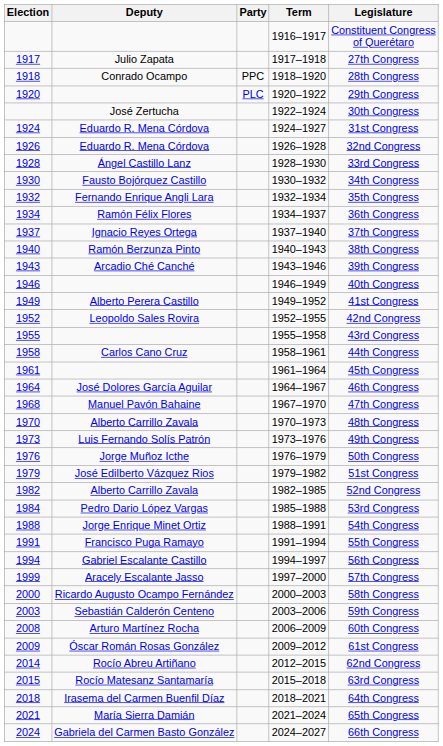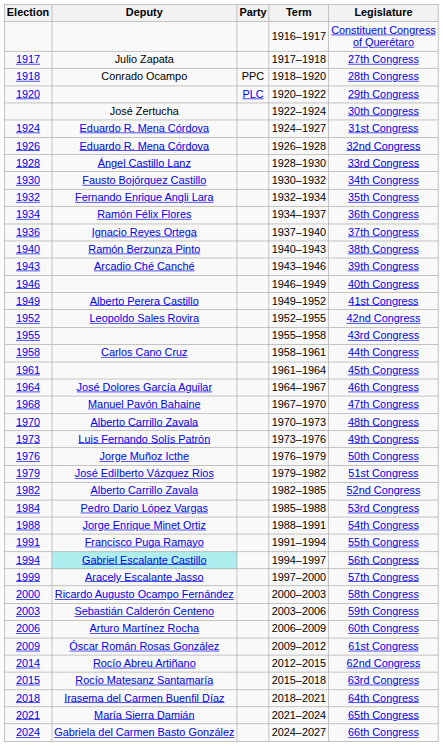(28, 232) 1937 -> (28, 232) 1936
(144, 560) no background -> (144, 560) paleturquoise background
(28, 629) 2008 -> (28, 629) 2006
